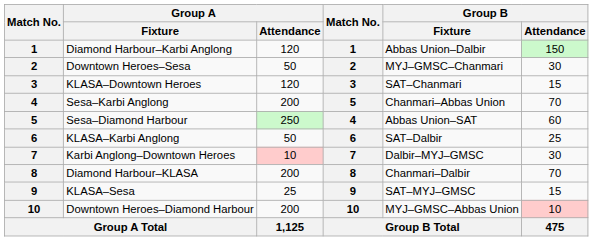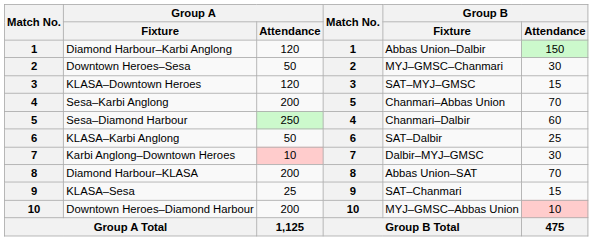(423, 84) SAT–Chanmari -> (430, 84) SAT–MYJ–GMSC
(431, 120) Abbas Union–SAT -> (428, 120) Chanmari–Dalbir
(428, 173) Chanmari–Dalbir -> (431, 173) Abbas Union–SAT
(430, 191) SAT–MYJ–GMSC -> (423, 191) SAT–Chanmari
